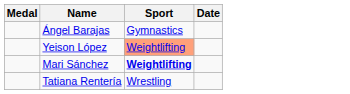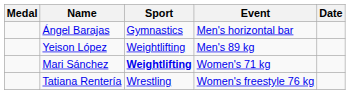+ column: (255, 13)
(156, 47) lightsalmon background -> (156, 47) no background
